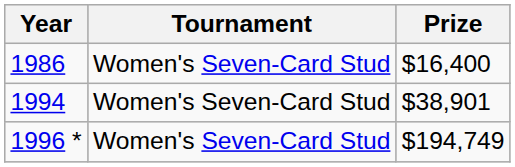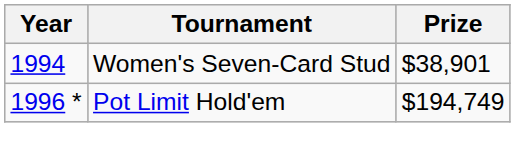- row: (38, 63)
(242, 141) Women's Seven-Card Stud -> (189, 102) Pot Limit Hold'em
